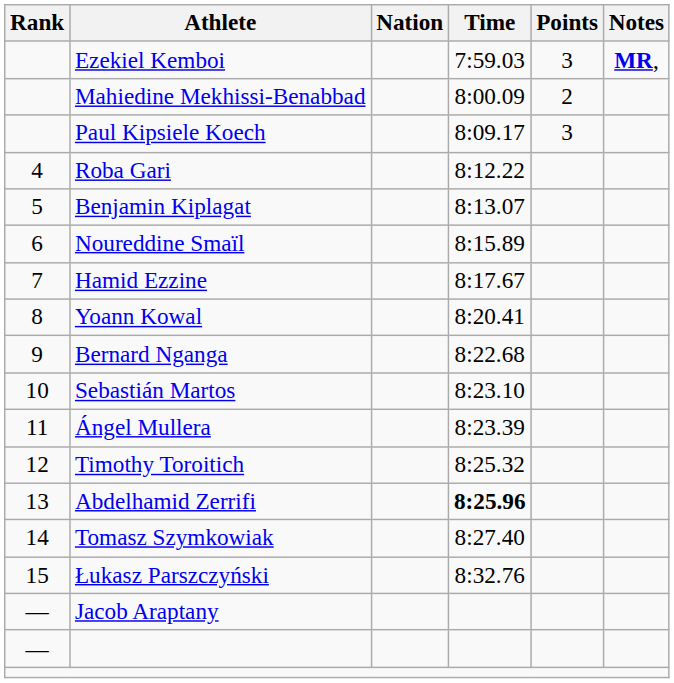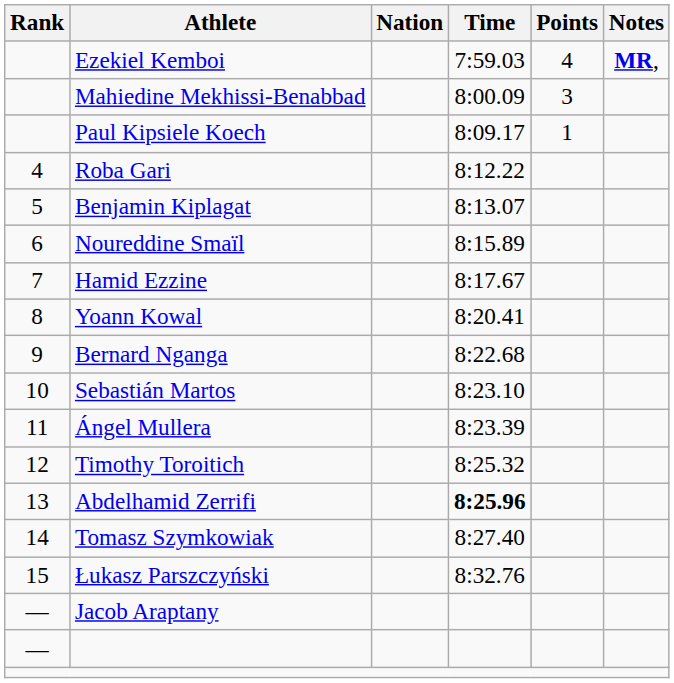(567, 59) 3 -> (567, 59) 4
(567, 96) 2 -> (567, 96) 3
(567, 133) 3 -> (567, 133) 1
